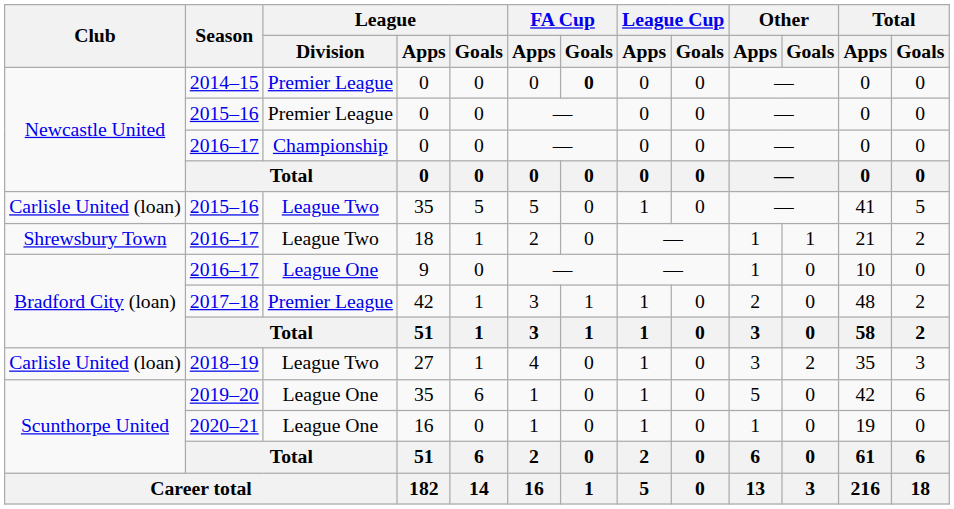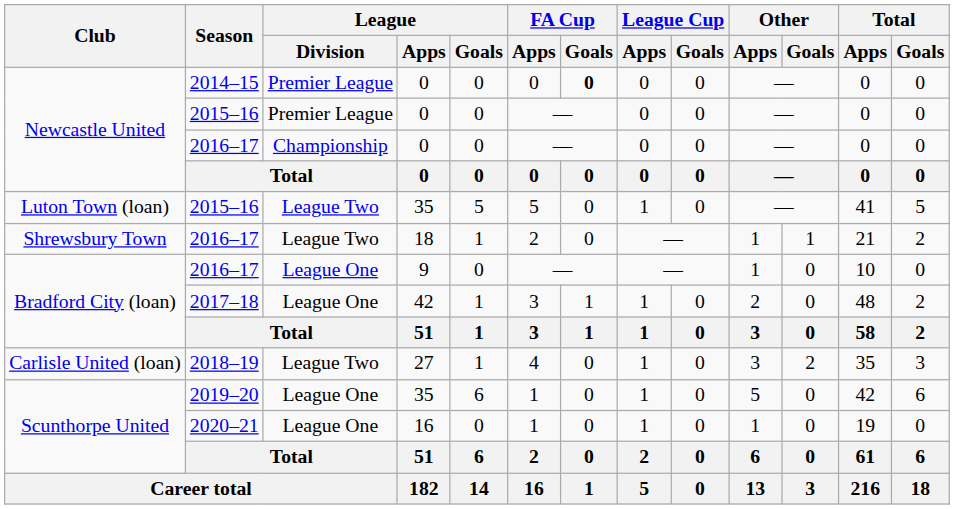(95, 207) Carlisle United (loan) -> (95, 207) Luton Town (loan)
(330, 301) Premier League -> (330, 301) League One
